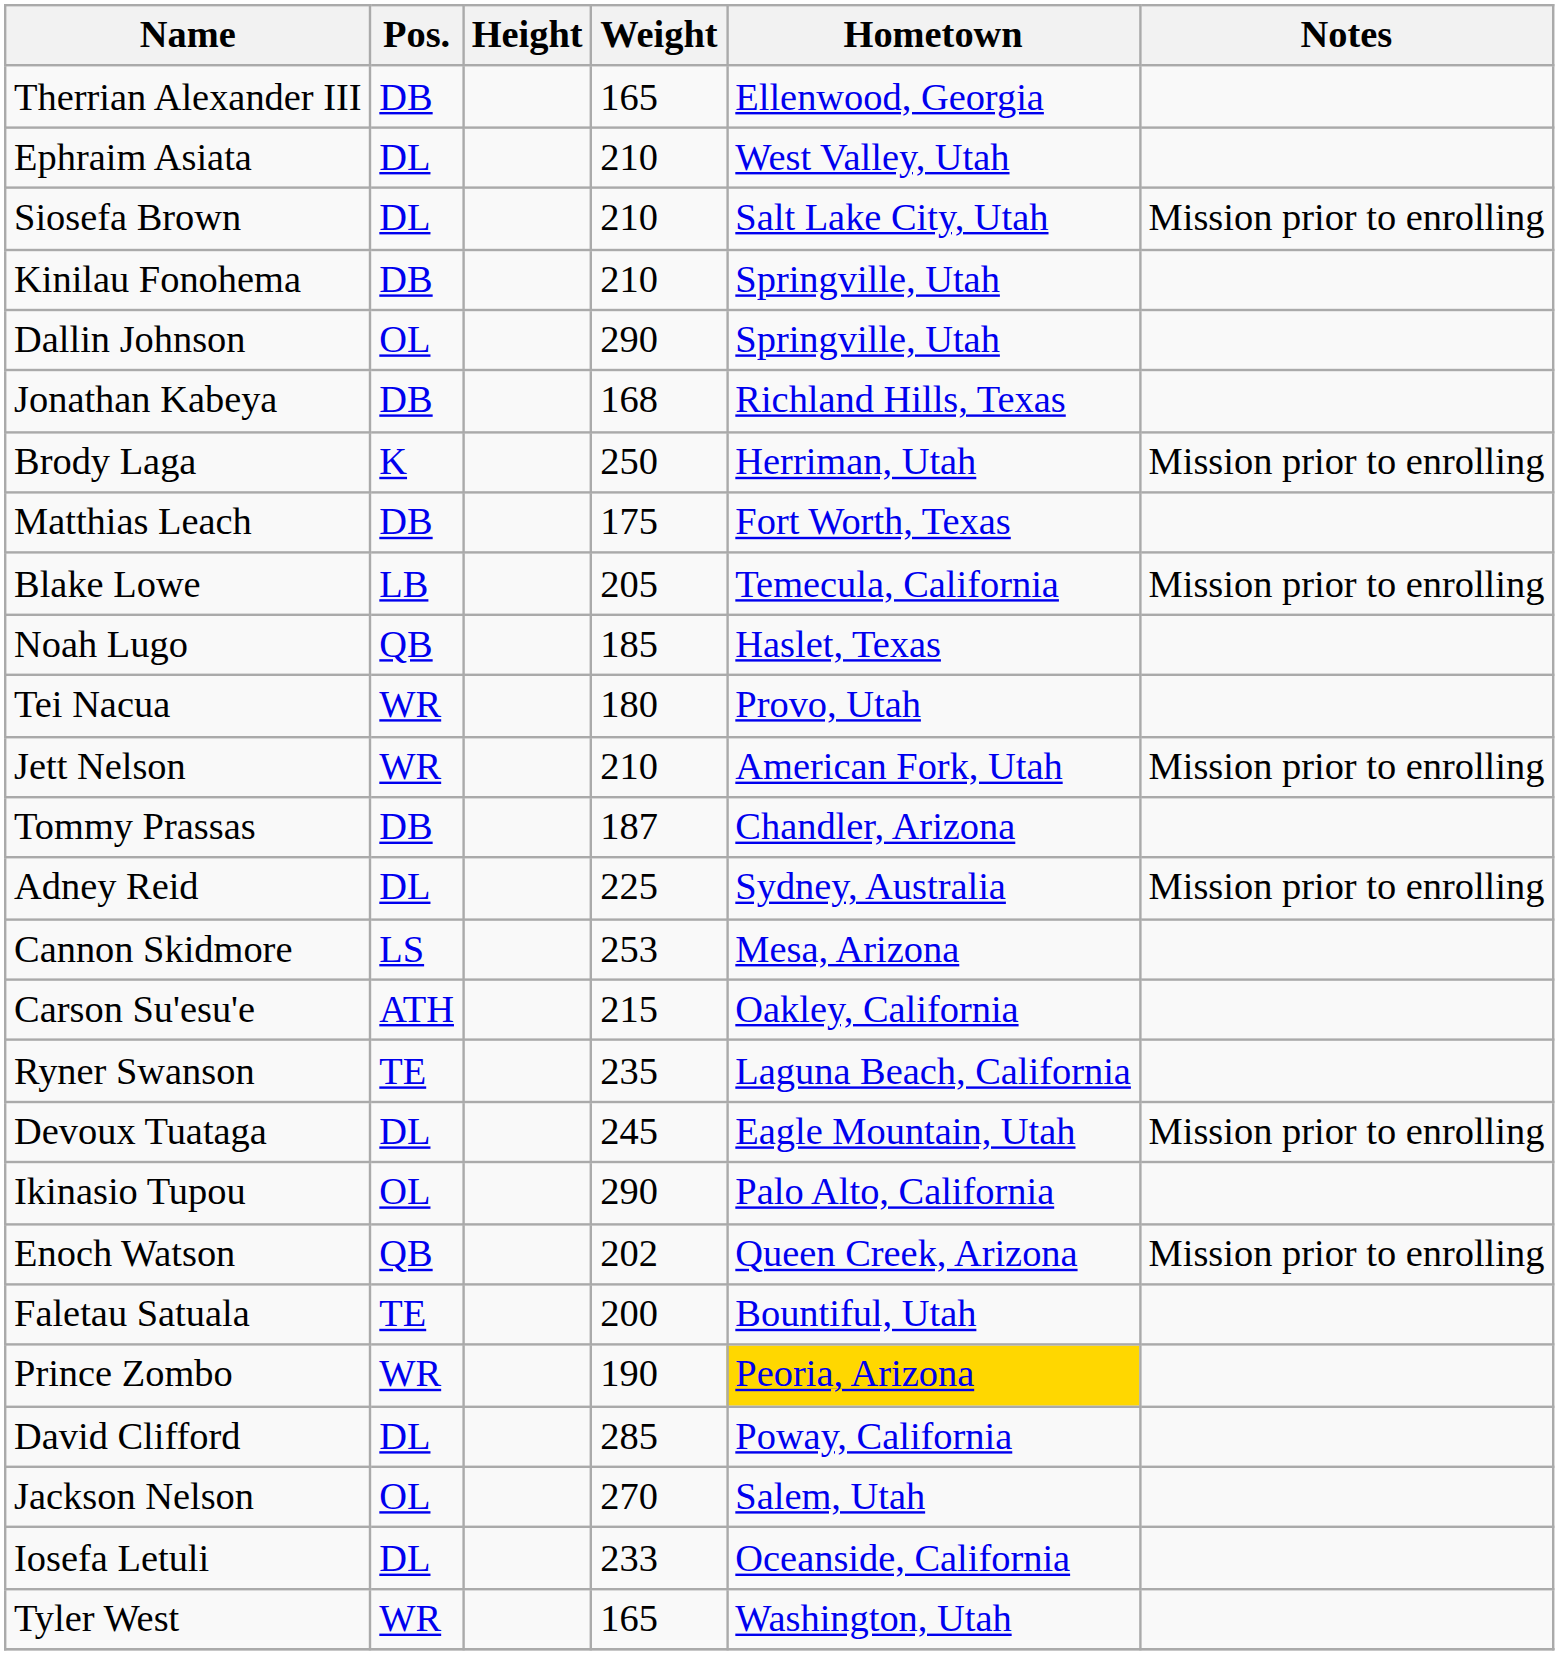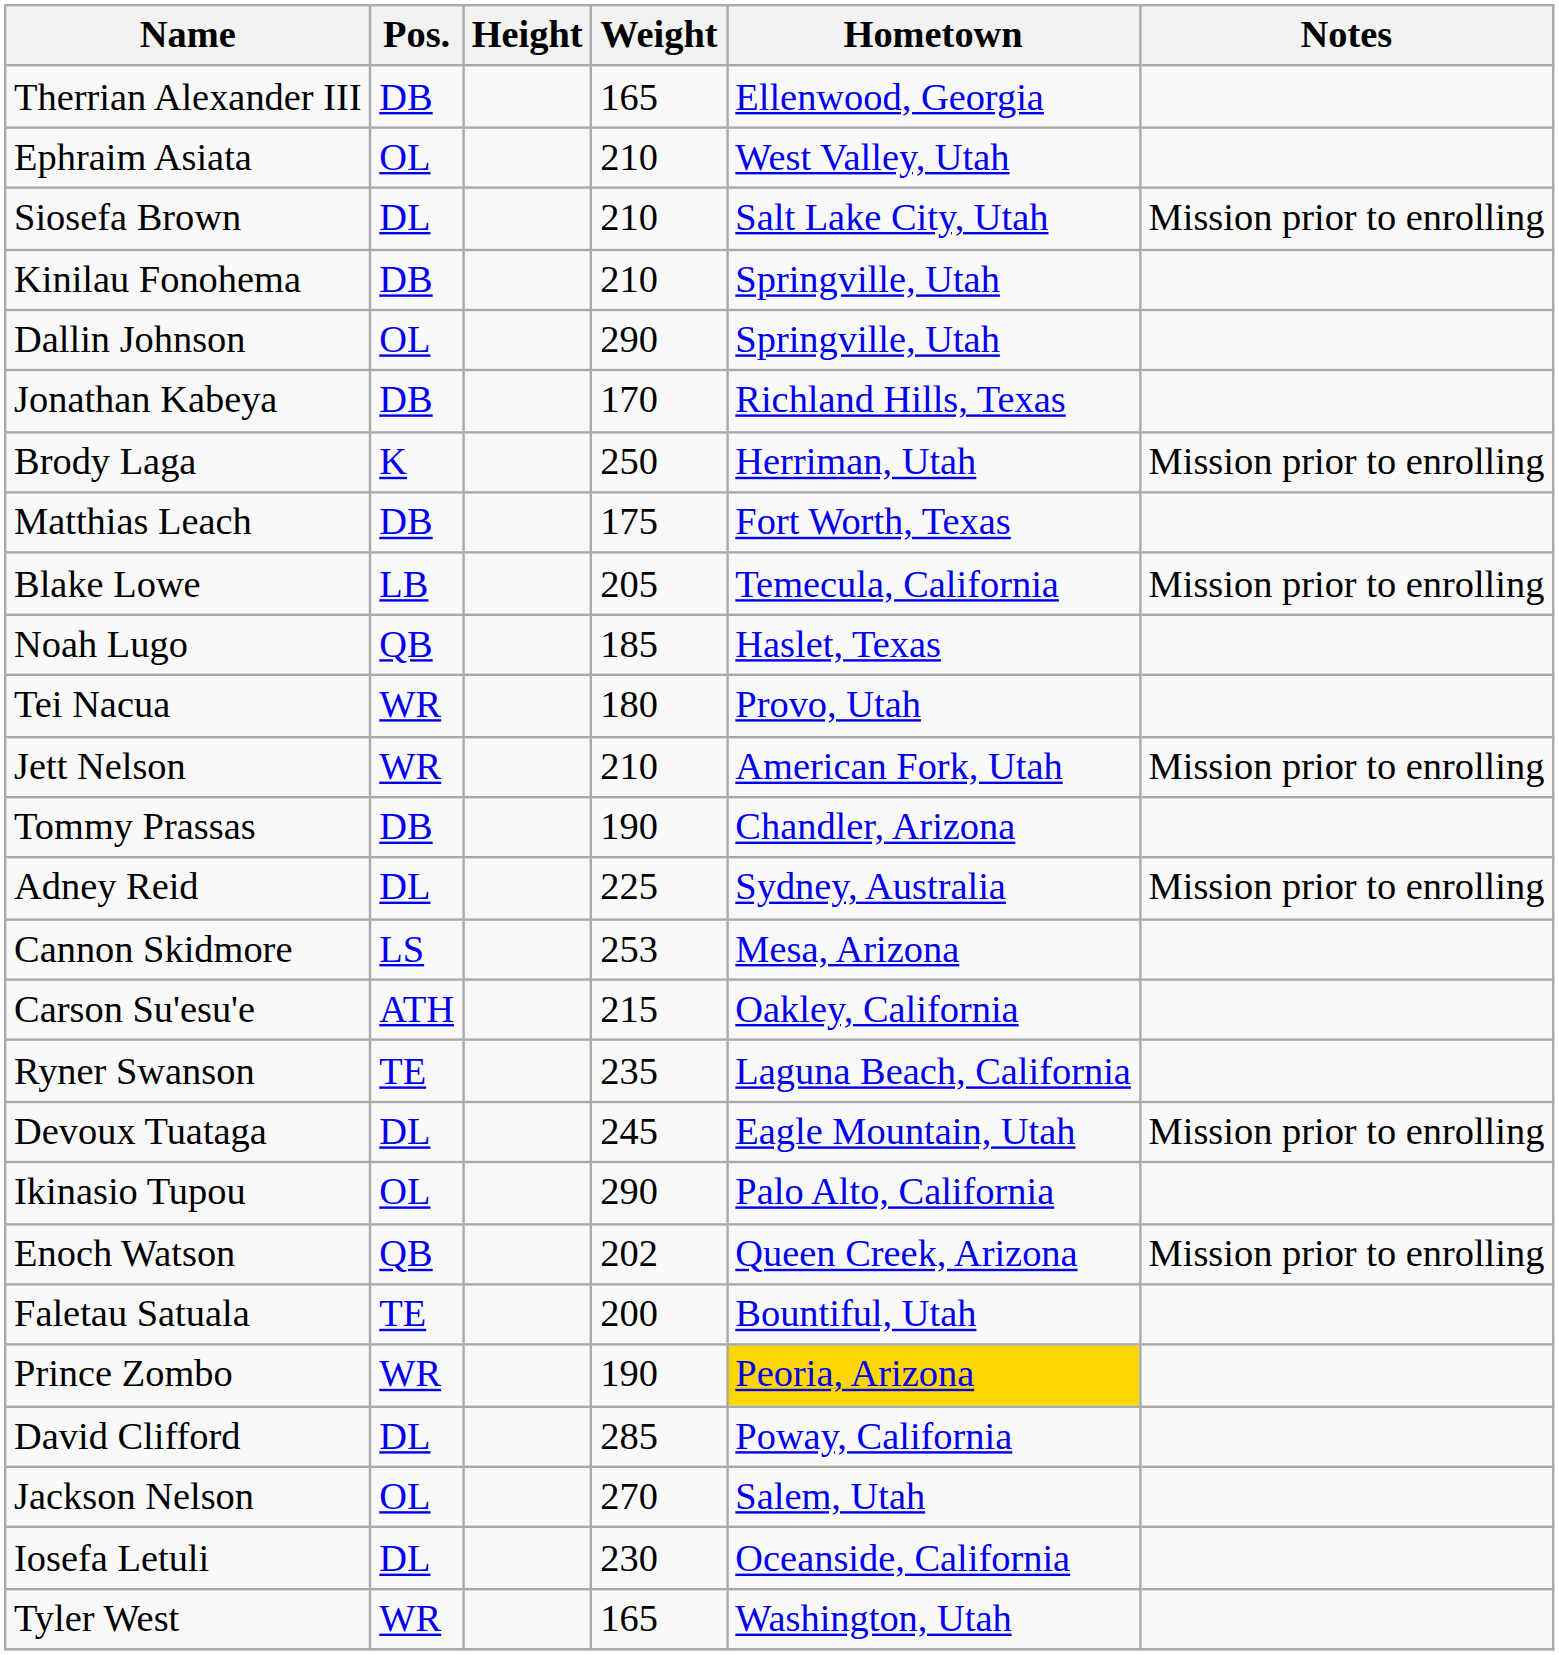(405, 156) DL -> (405, 156) OL
(629, 400) 168 -> (629, 400) 170
(629, 826) 187 -> (629, 826) 190
(629, 1557) 233 -> (629, 1557) 230
